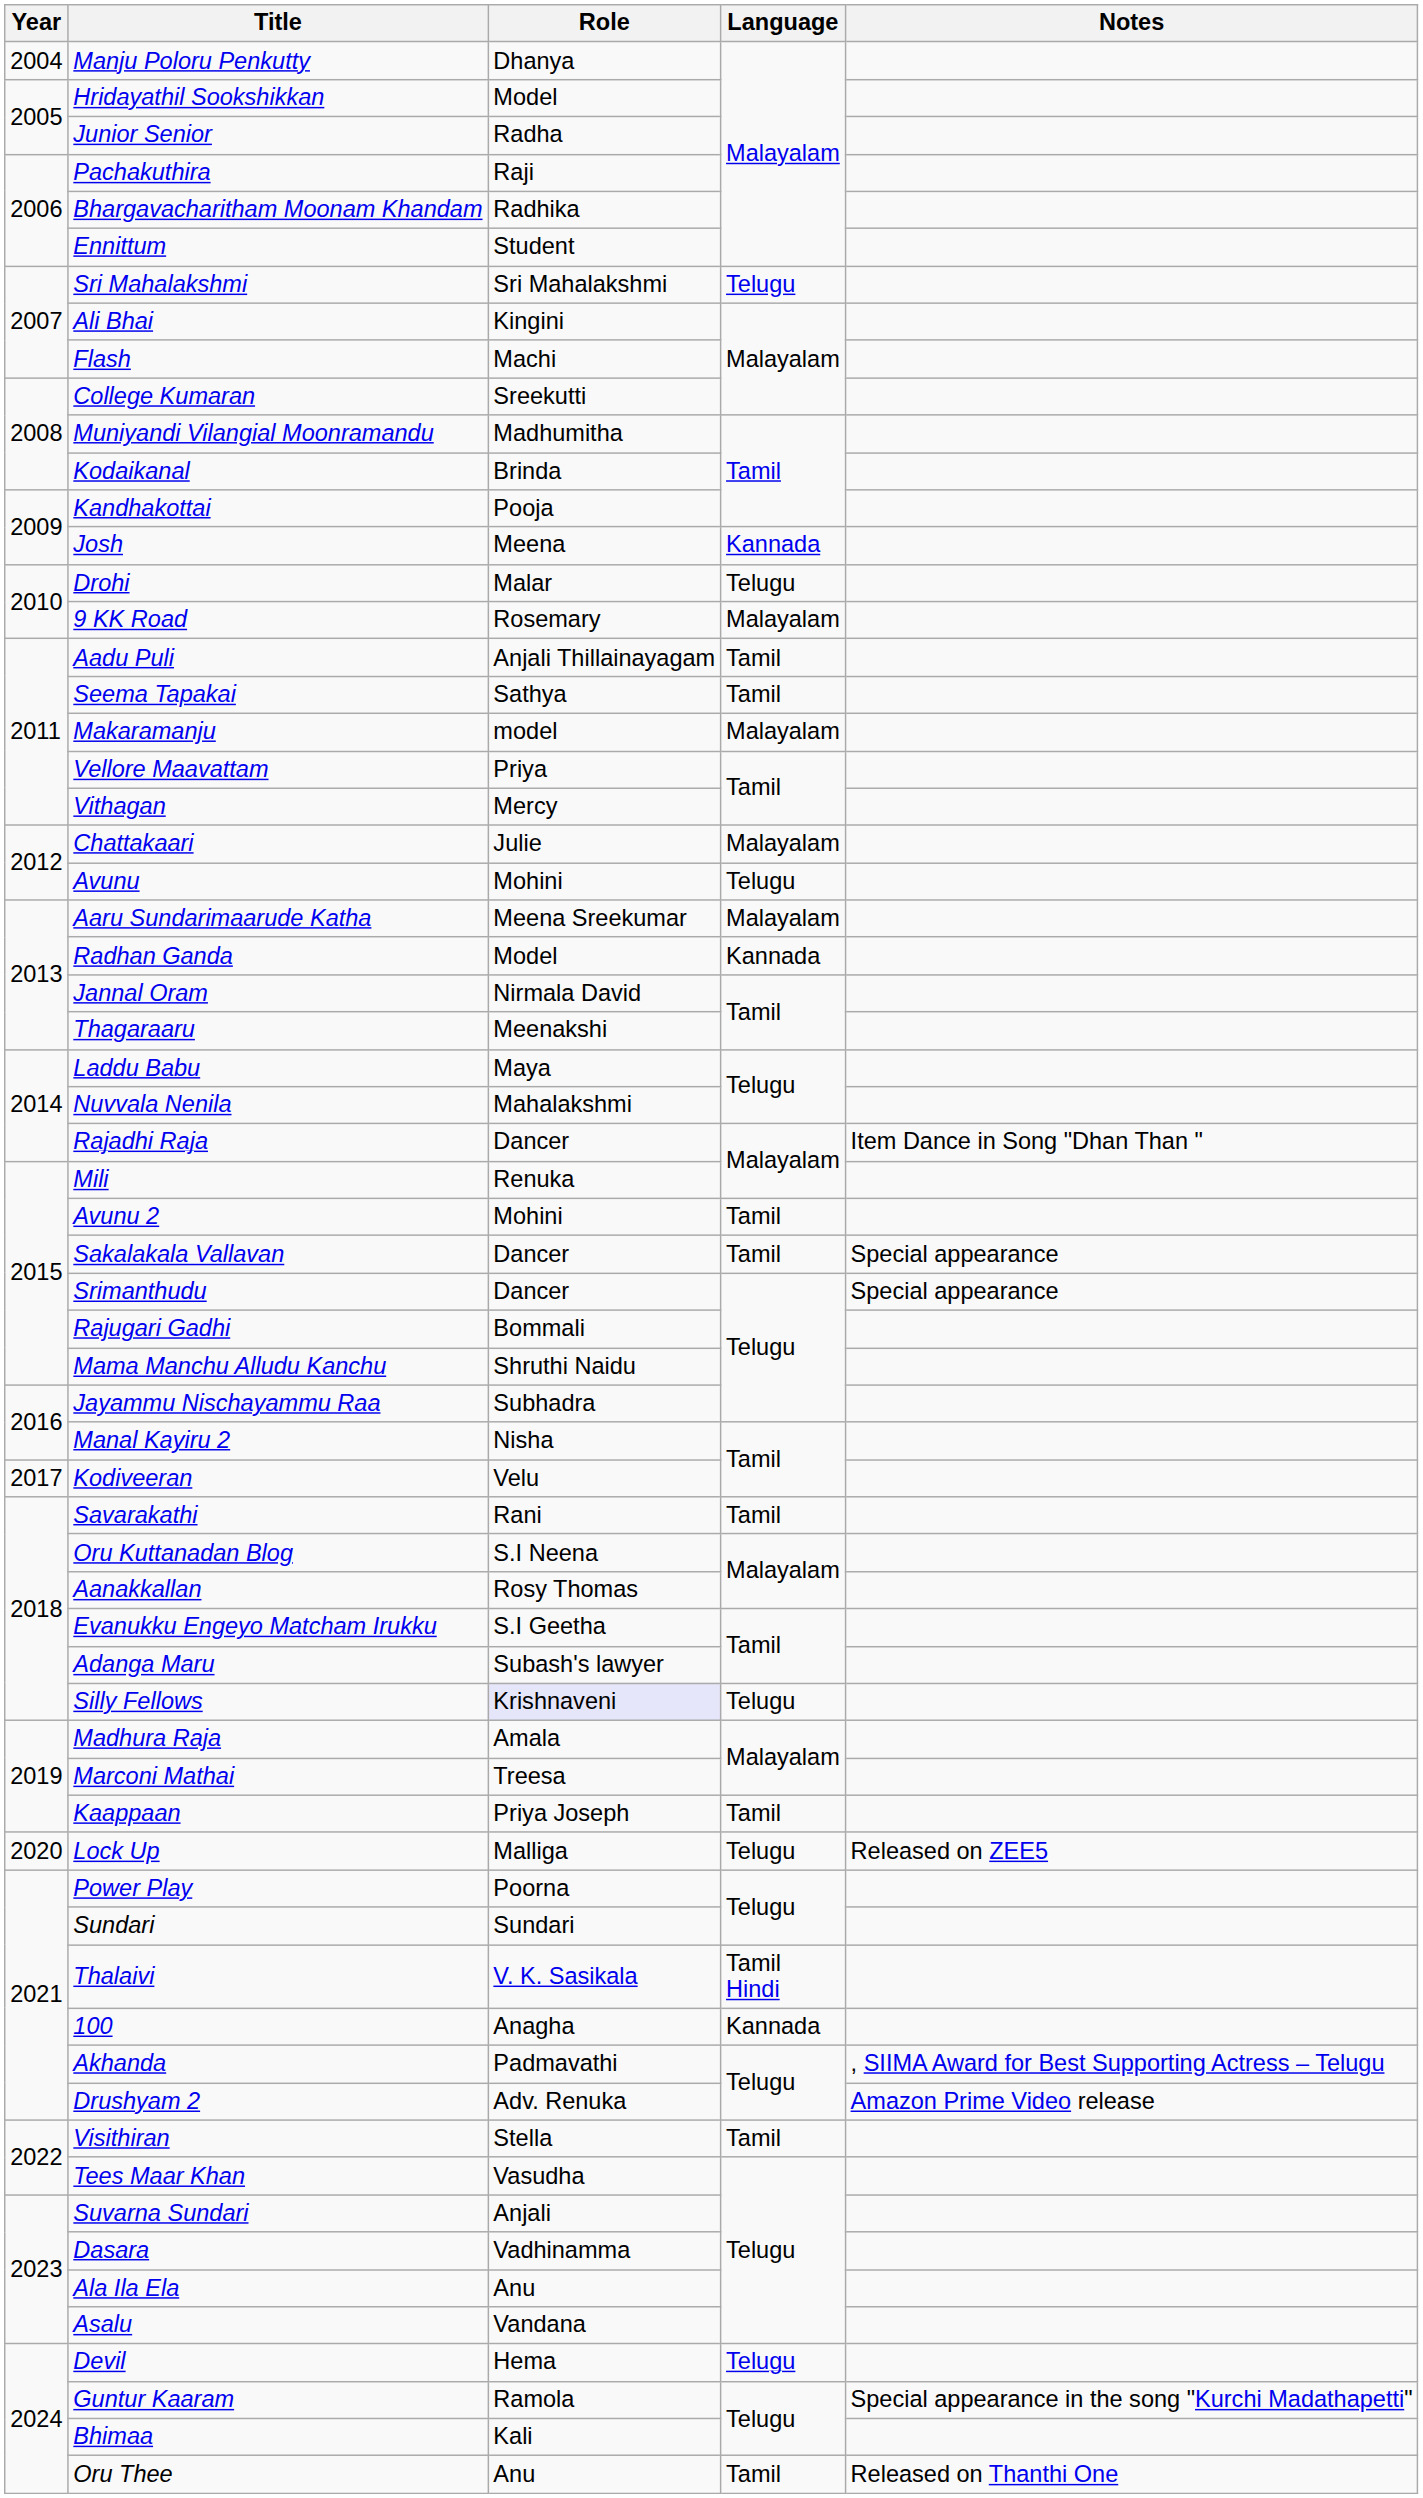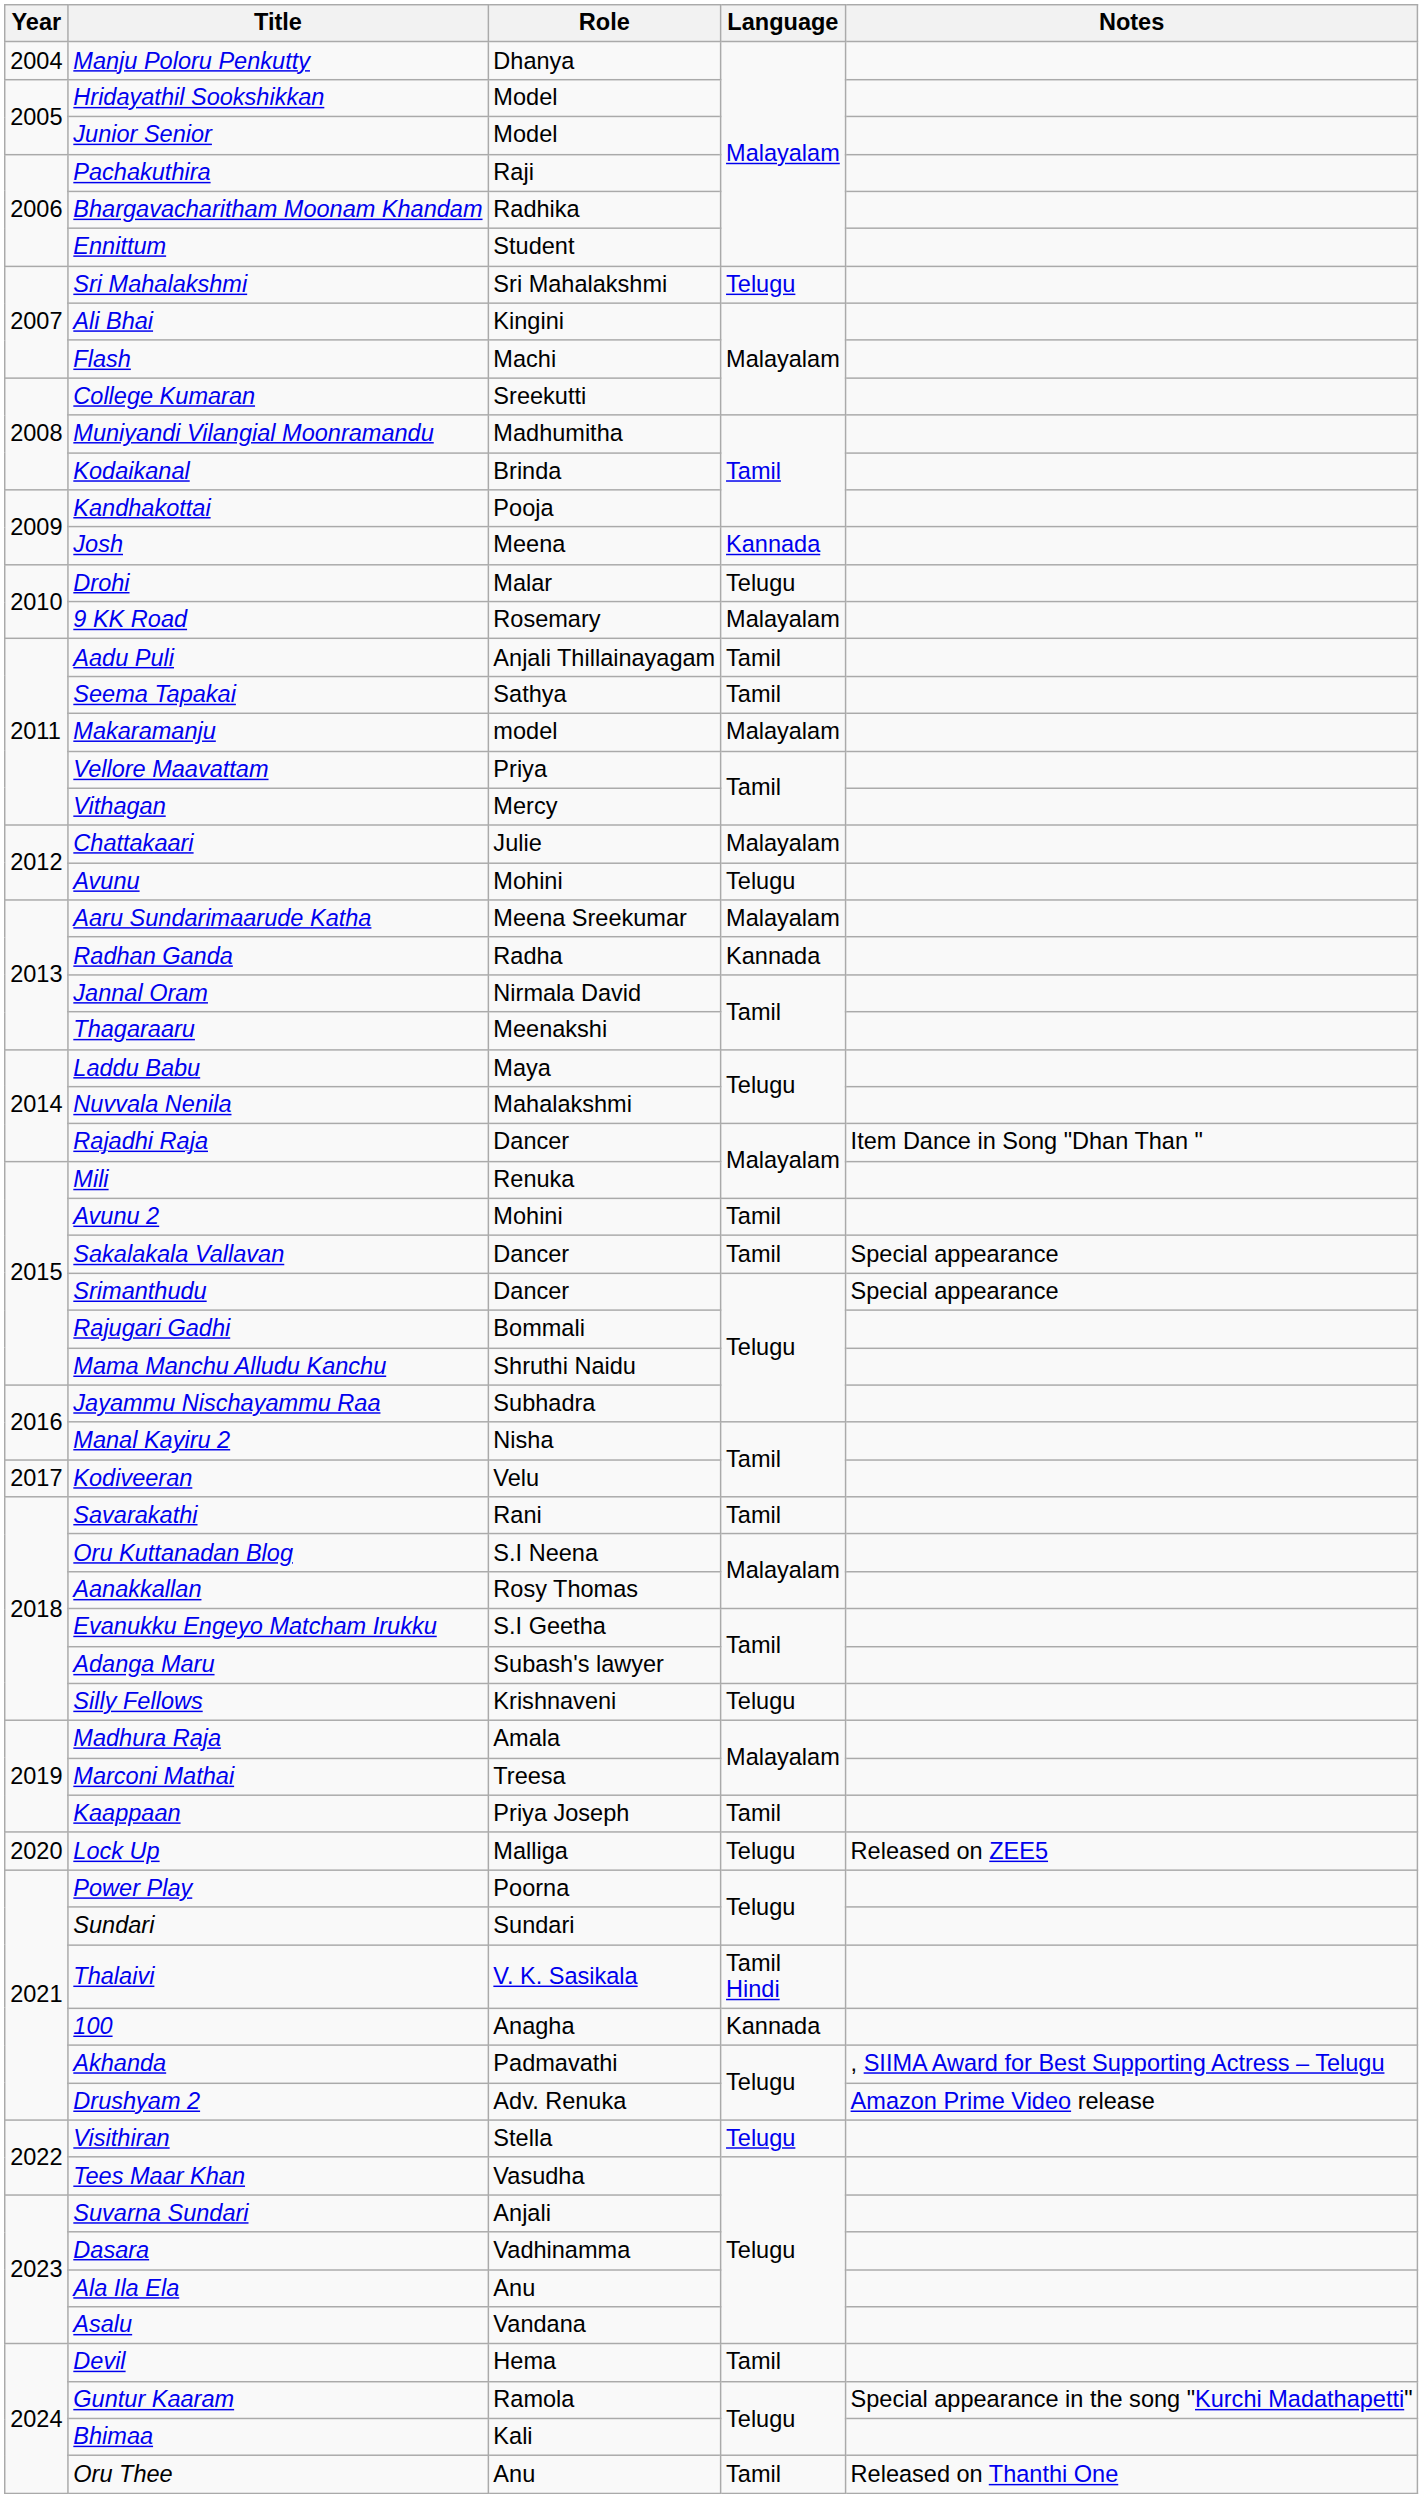(528, 135) Radha -> (525, 135) Model
(525, 955) Model -> (528, 955) Radha
(555, 1701) lavender background -> (555, 1701) no background
(753, 2138) Tamil -> (761, 2138) Telugu
(761, 2362) Telugu -> (753, 2362) Tamil
